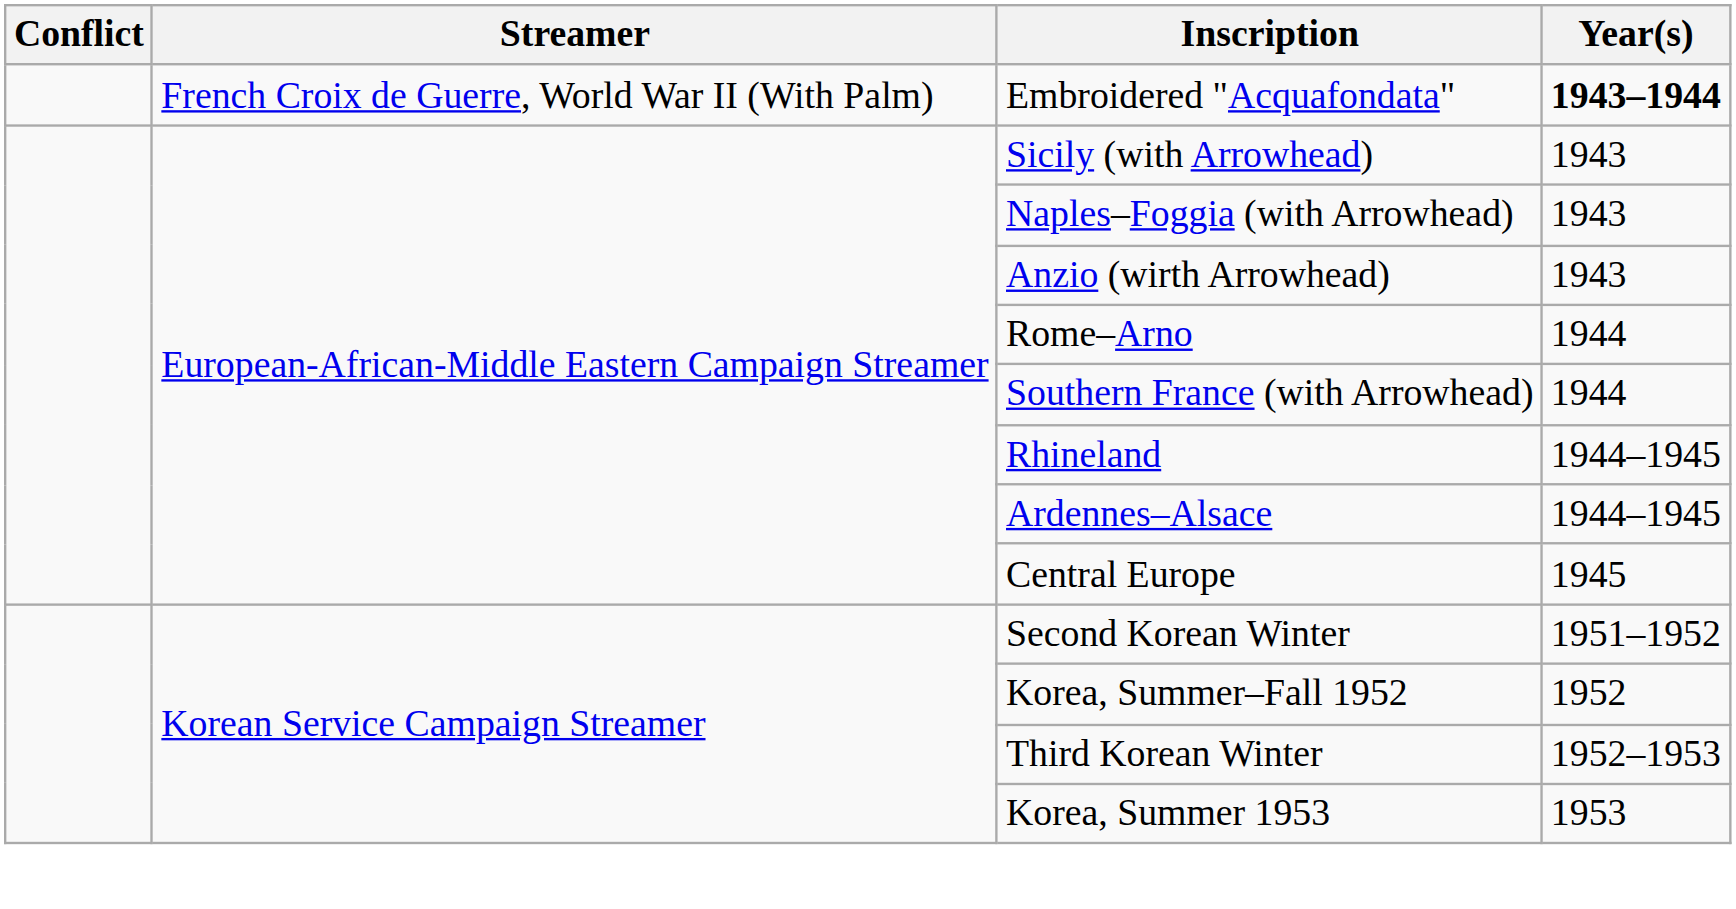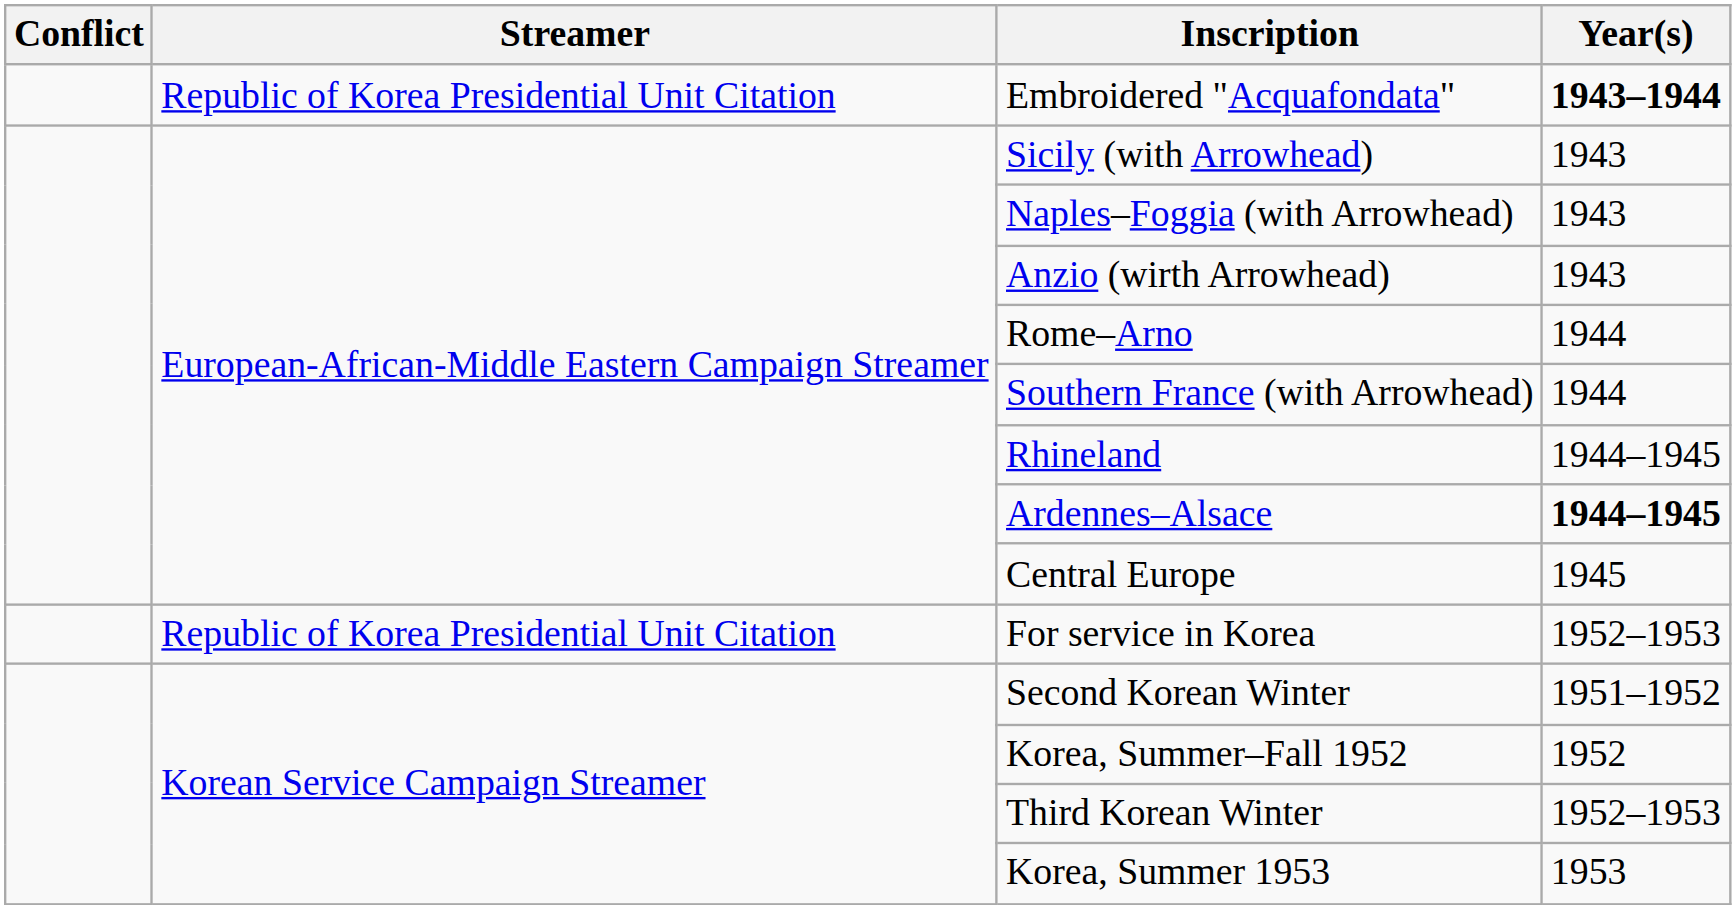(547, 94) French Croix de Guerre, World War II (With Palm) -> (498, 94) Republic of Korea Presidential Unit Citation
(1636, 513) normal -> (1636, 513) bold
+ row: (1161, 633)
